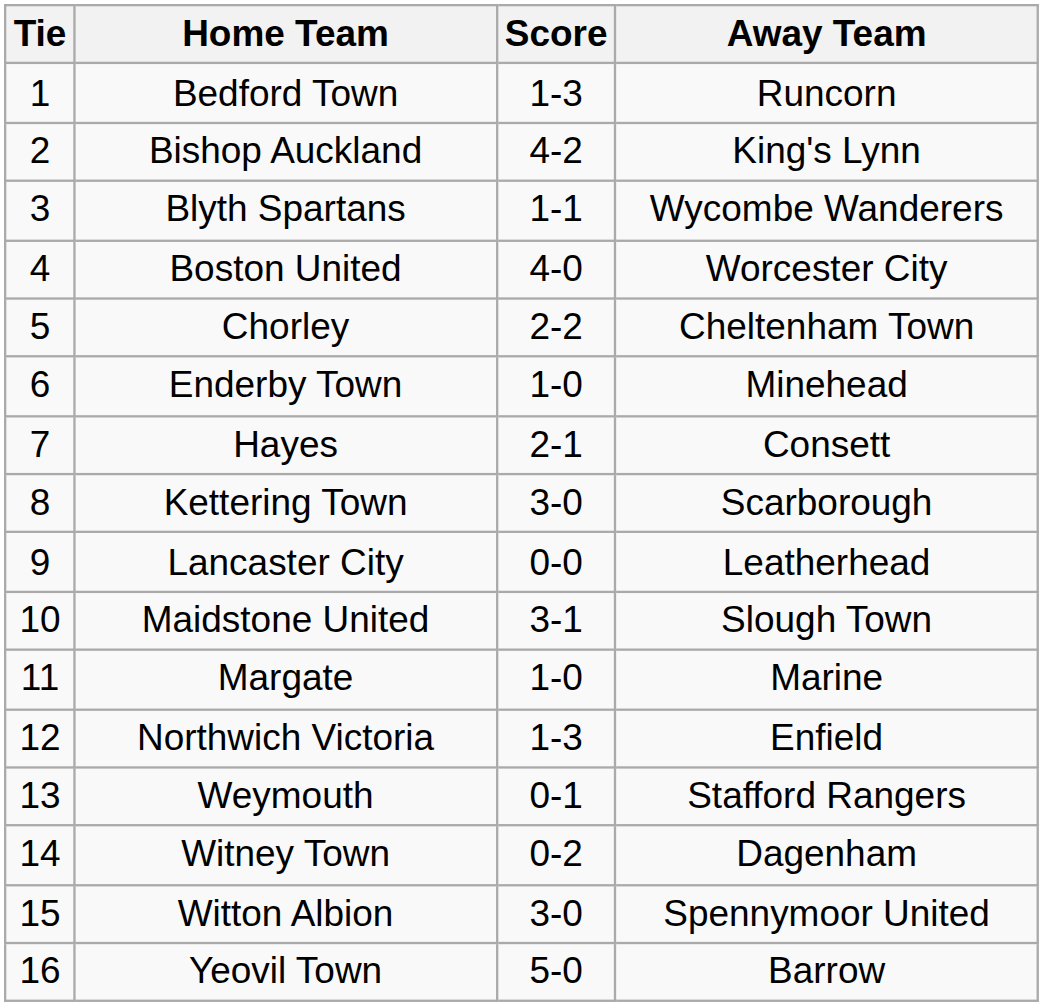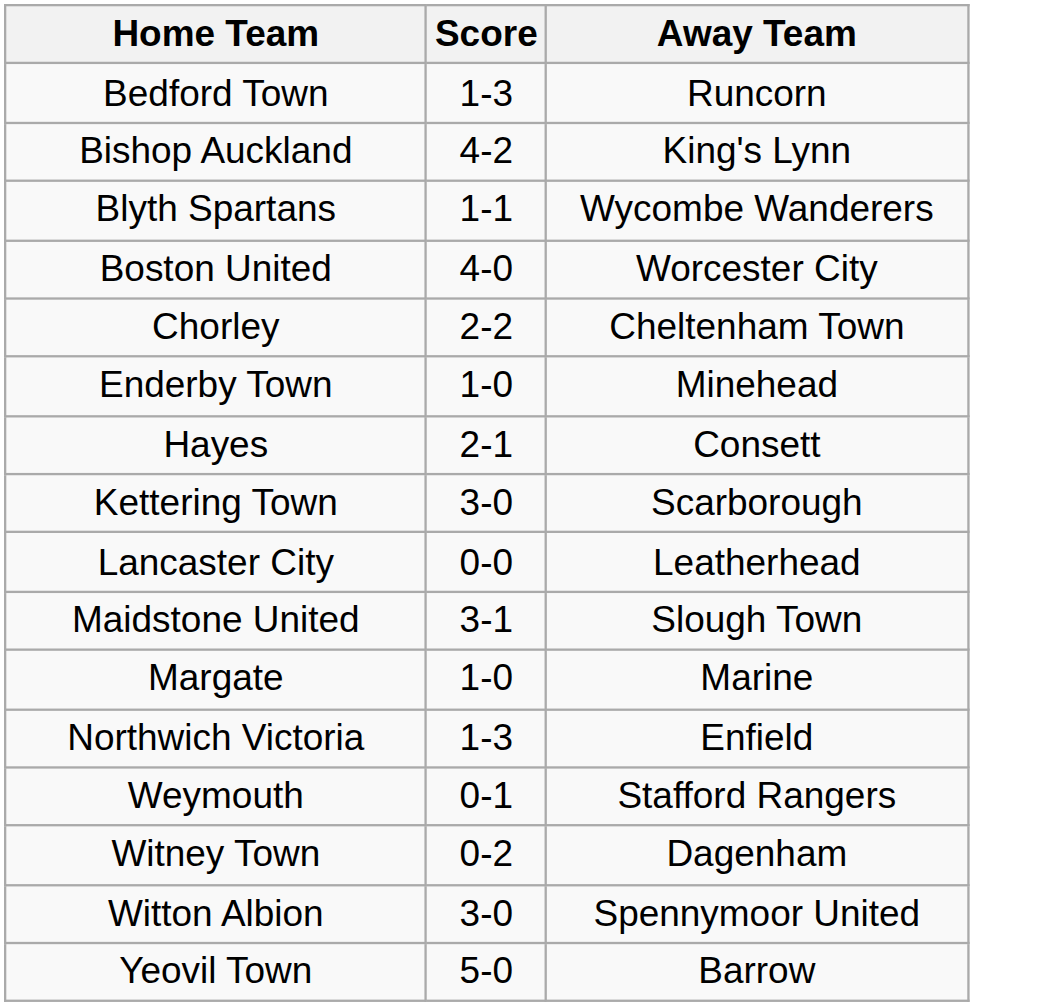- column: (40, 33)
